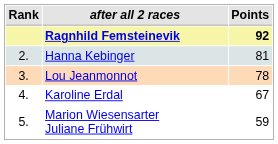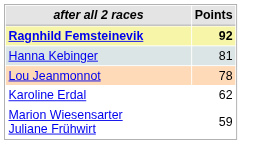- column: (24, 15)
(262, 95) 67 -> (226, 95) 62
